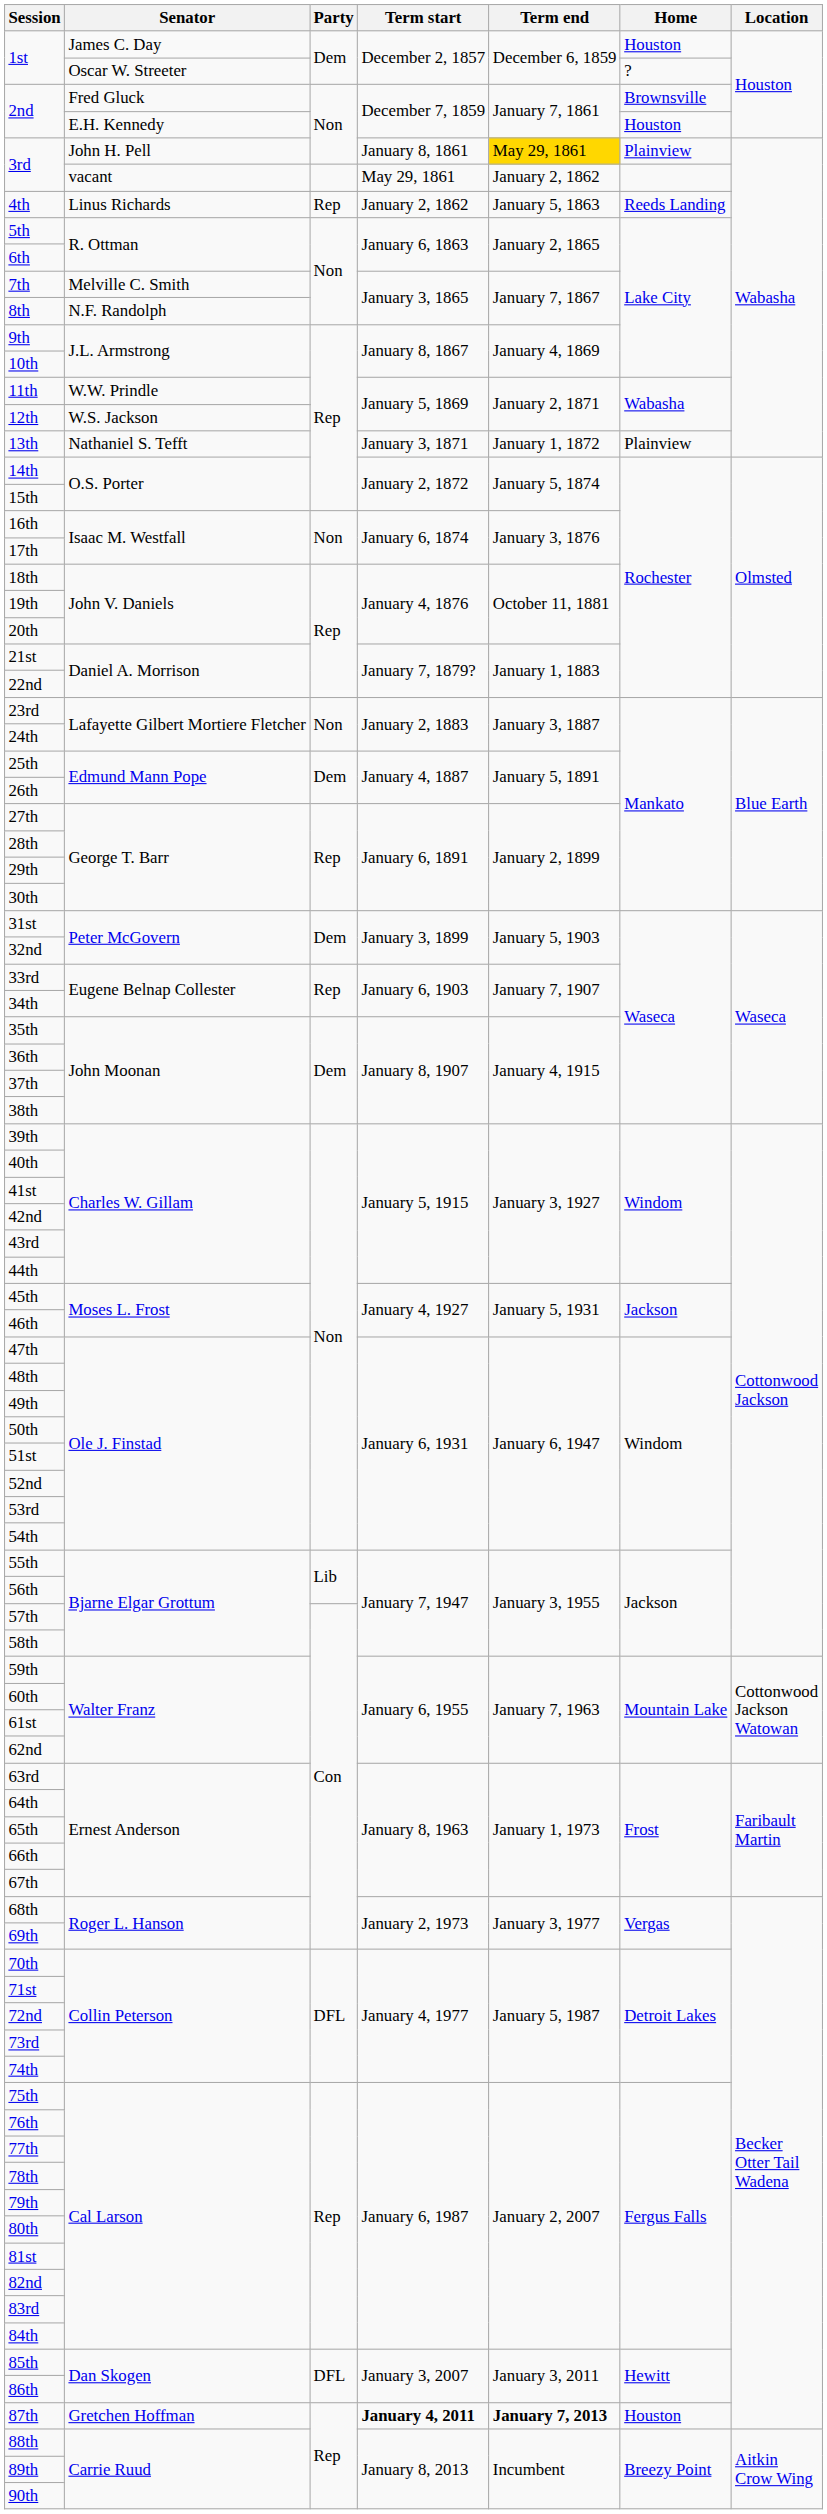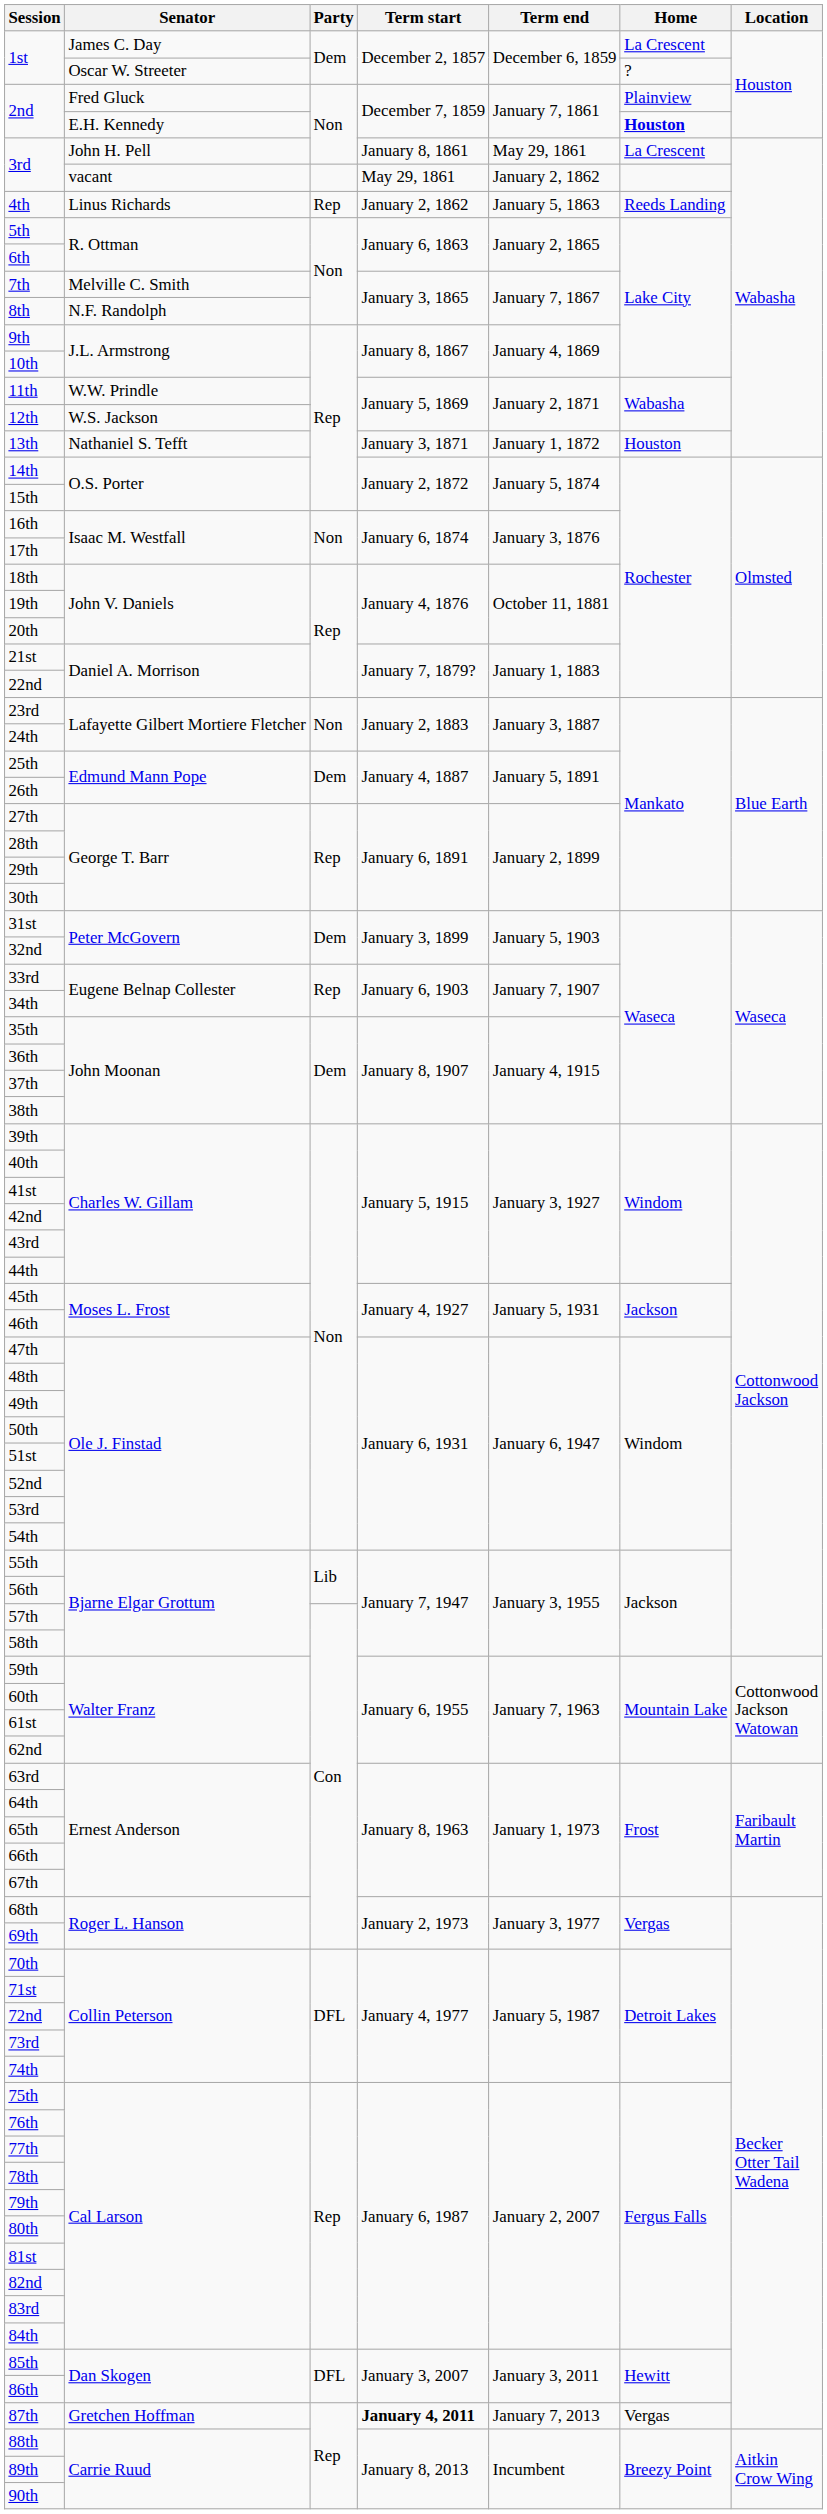(653, 44) Houston -> (665, 44) La Crescent
(665, 97) Brownsville -> (658, 97) Plainview
(653, 124) normal -> (655, 124) bold
(540, 151) gold background -> (540, 151) no background
(658, 151) Plainview -> (665, 151) La Crescent
(658, 444) Plainview -> (653, 444) Houston
(550, 2415) bold -> (546, 2415) normal
(653, 2415) Houston -> (647, 2415) Vergas
